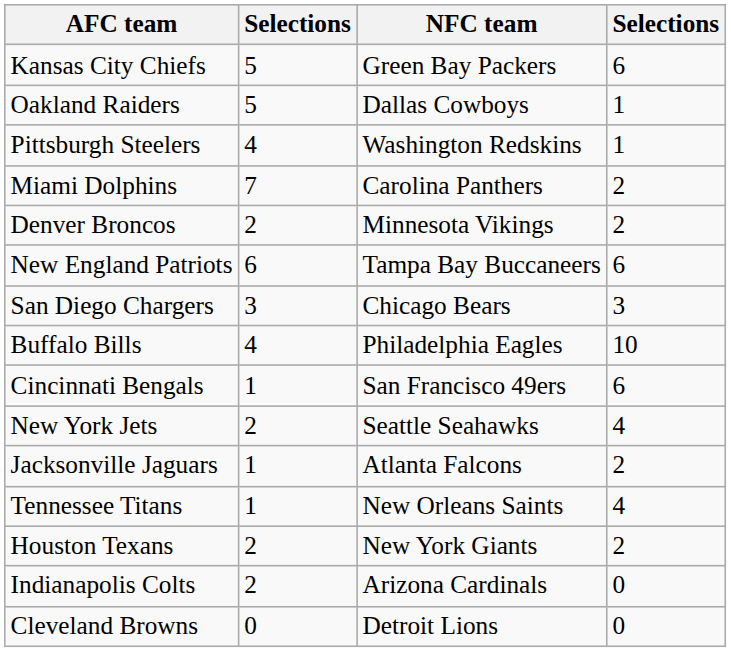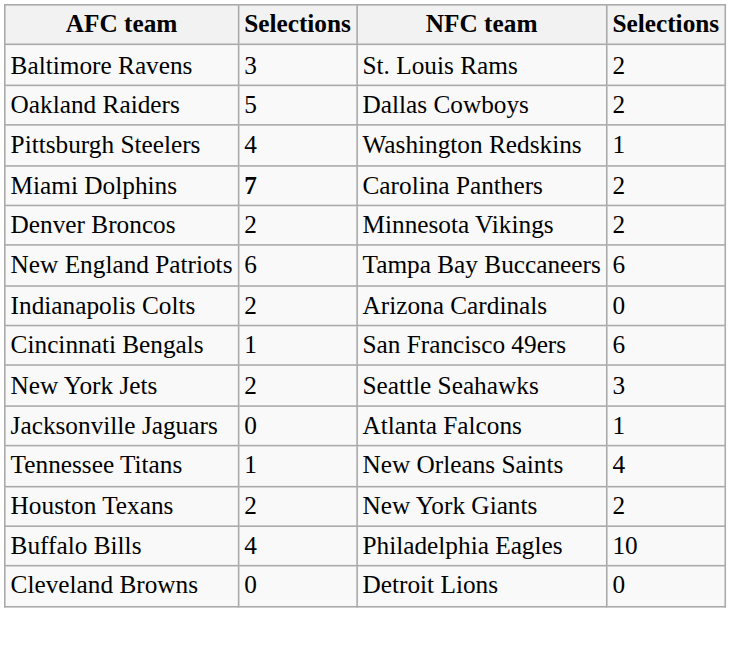- row: (108, 64)
+ row: (102, 64)
(619, 104) 1 -> (619, 104) 2
(250, 184) normal -> (250, 184) bold
- row: (112, 305)
rows swapped: (76, 345) <-> (103, 585)
(619, 425) 4 -> (619, 385) 3
(250, 465) 1 -> (250, 425) 0
(619, 465) 2 -> (619, 425) 1
